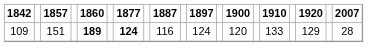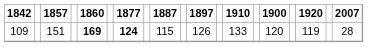columns swapped: (238, 13) <-> (274, 13)
(92, 32) 189 -> (92, 32) 169
(165, 32) 116 -> (165, 32) 115
(201, 32) 124 -> (201, 32) 126
(311, 32) 129 -> (311, 32) 119
